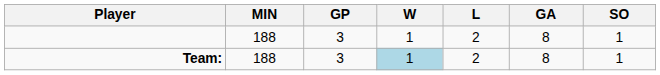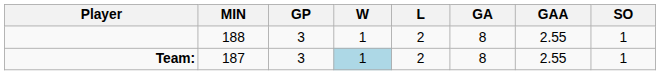+ column: (553, 15)
(264, 59) 188 -> (233, 59) 187
